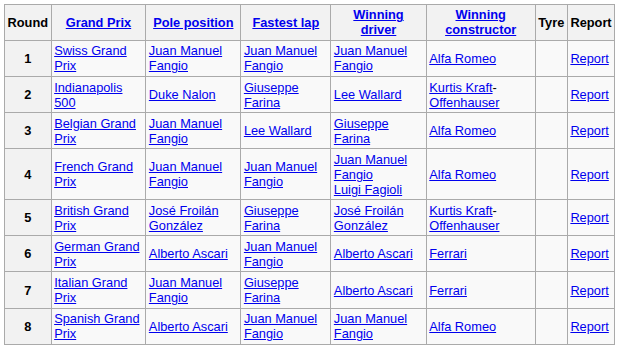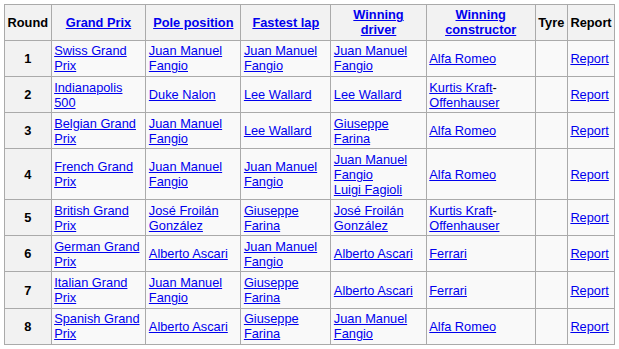(271, 95) Giuseppe Farina -> (278, 95) Lee Wallard
(281, 326) Juan Manuel Fangio -> (271, 326) Giuseppe Farina
